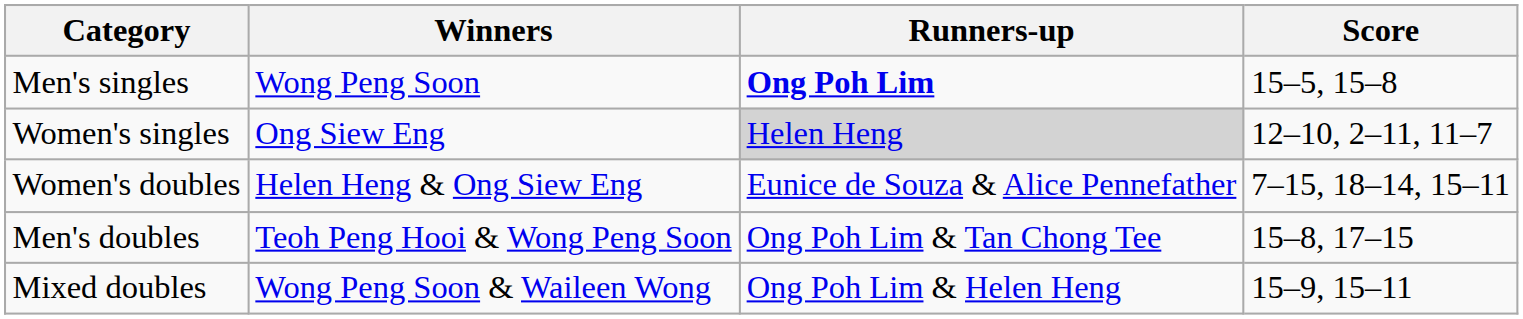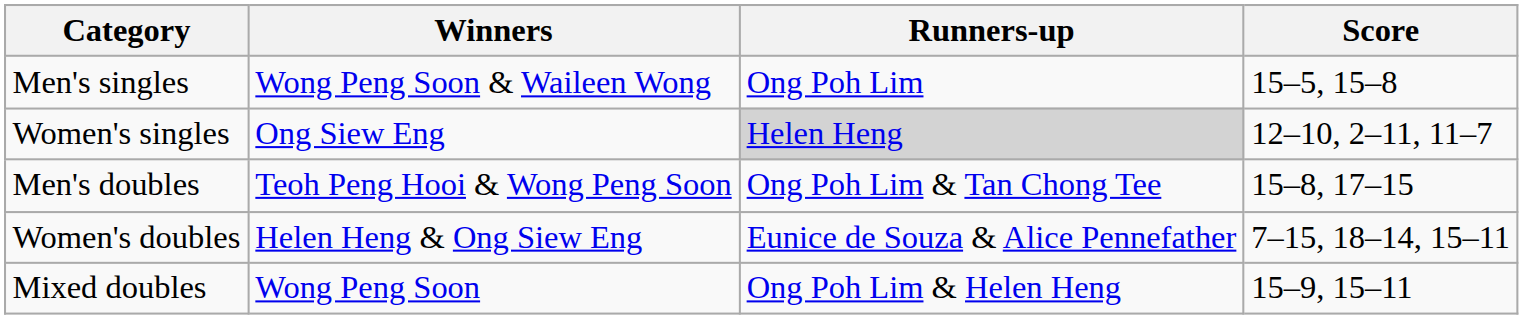(368, 81) Wong Peng Soon -> (483, 81) Wong Peng Soon & Waileen Wong
(840, 81) bold -> (835, 81) normal
rows swapped: (106, 236) <-> (126, 184)
(483, 287) Wong Peng Soon & Waileen Wong -> (368, 287) Wong Peng Soon
